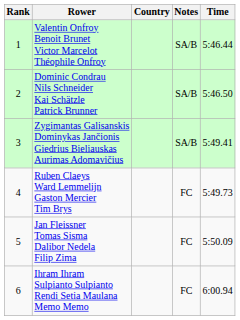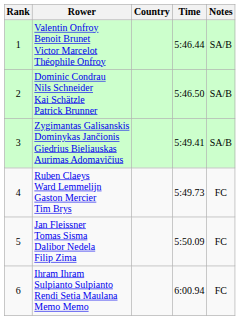columns swapped: (218, 12) <-> (186, 12)
